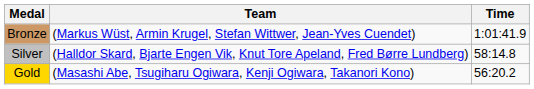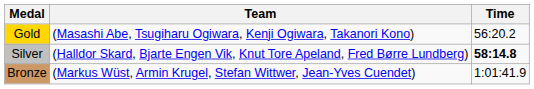rows swapped: (27, 73) <-> (27, 34)
(495, 53) normal -> (495, 53) bold
